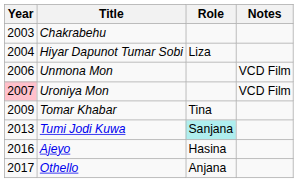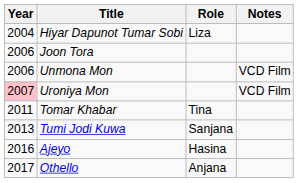- row: (73, 33)
+ row: (67, 52)
(21, 110) 2009 -> (20, 110) 2011
(211, 129) paleturquoise background -> (211, 129) no background
